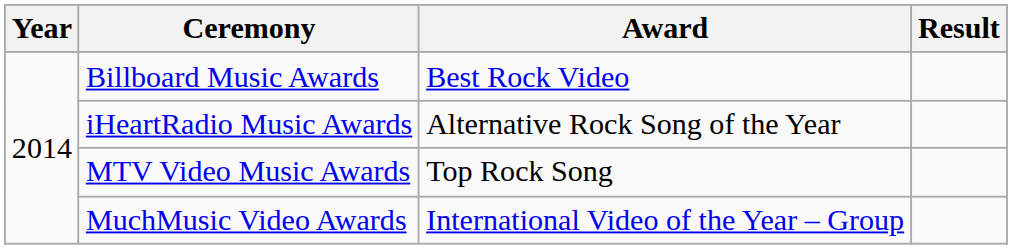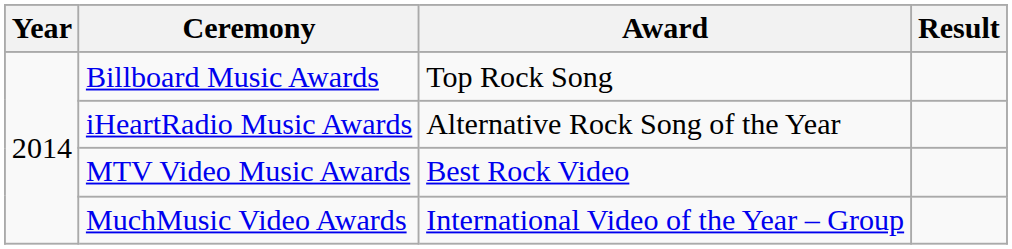(528, 76) Best Rock Video -> (520, 76) Top Rock Song
(520, 171) Top Rock Song -> (528, 171) Best Rock Video
